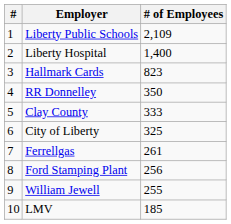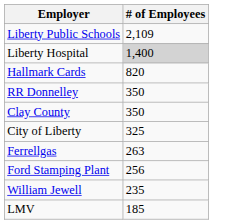- column: (13, 14)
(158, 53) no background -> (140, 53) lightgrey background
(153, 72) 823 -> (135, 72) 820
(153, 111) 333 -> (135, 111) 350
(153, 151) 261 -> (135, 151) 263
(153, 190) 255 -> (135, 190) 235
